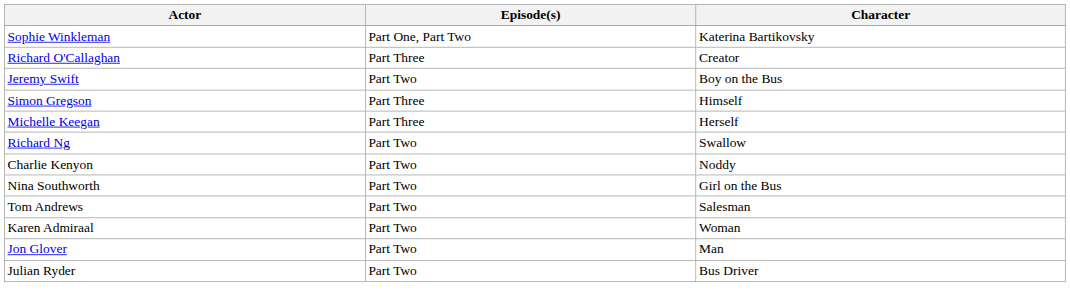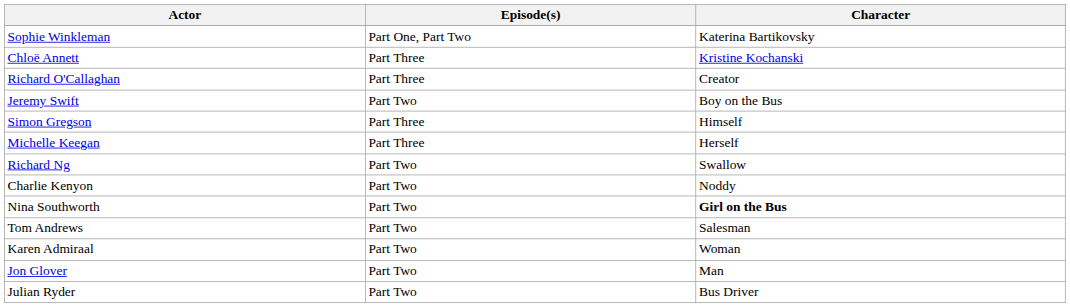+ row: (43, 57)
(740, 185) normal -> (743, 206) bold
